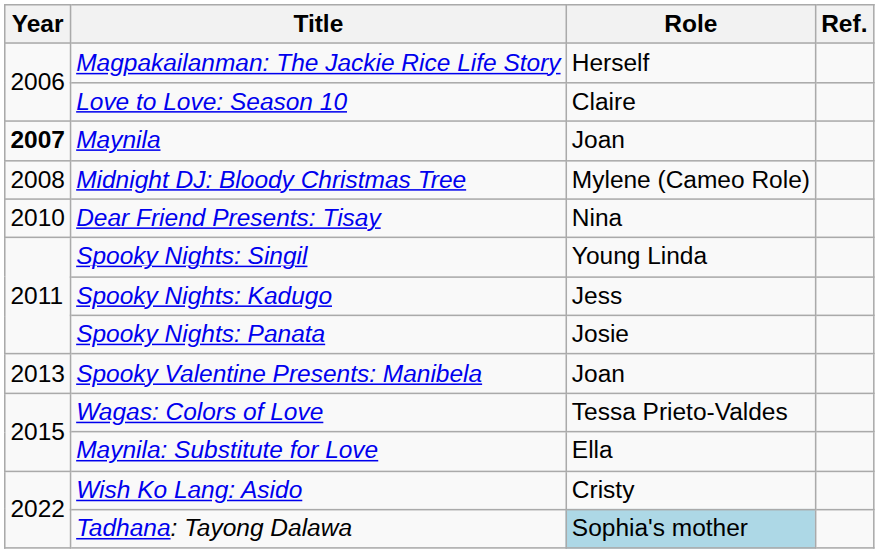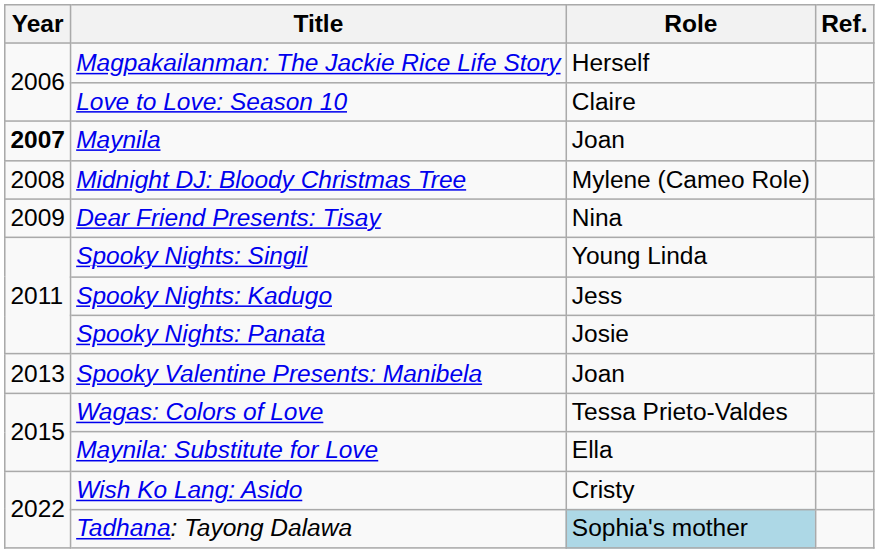(38, 218) 2010 -> (38, 218) 2009
